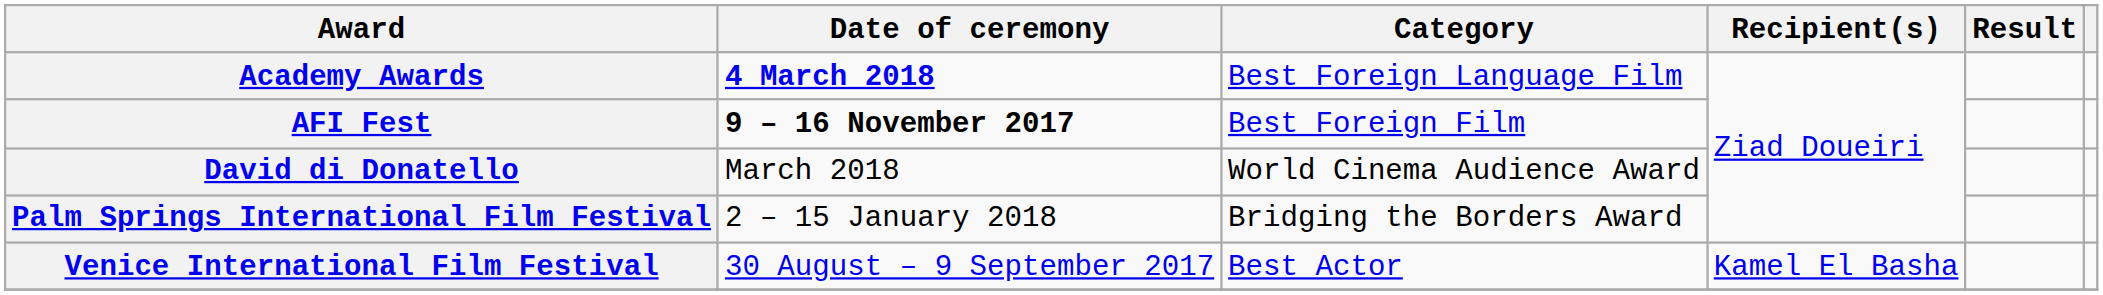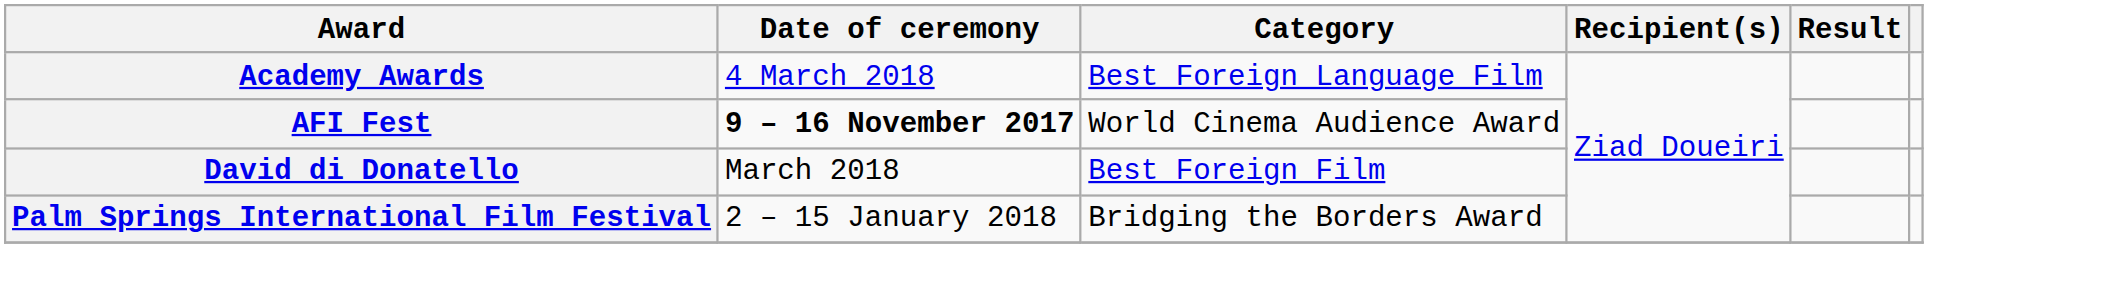(830, 76) bold -> (830, 76) normal
(1377, 124) Best Foreign Film -> (1324, 124) World Cinema Audience Award
(1464, 171) World Cinema Audience Award -> (1237, 171) Best Foreign Film
- row: (362, 266)
